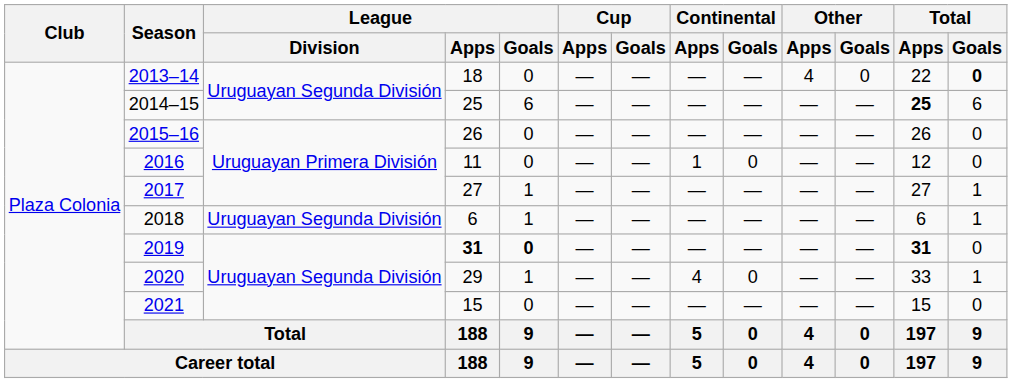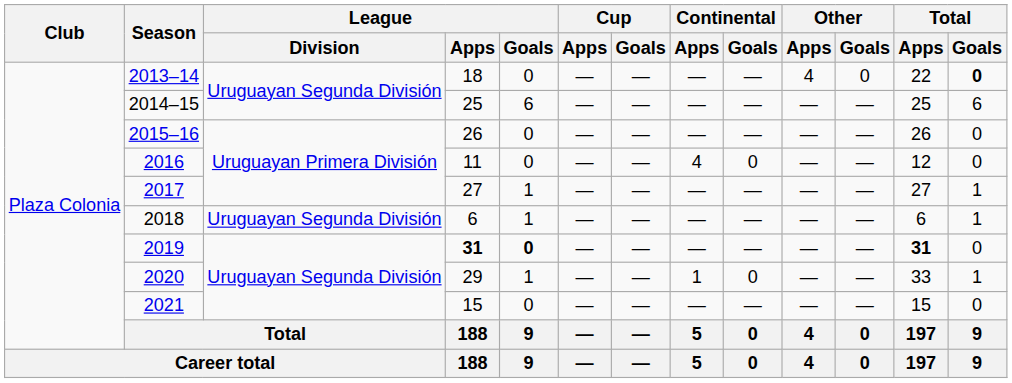(921, 104) bold -> (921, 104) normal
(697, 162) 1 -> (697, 162) 4
(697, 276) 4 -> (697, 276) 1
